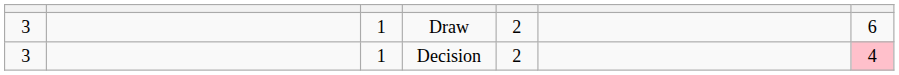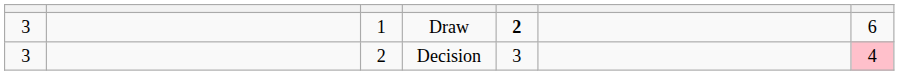(517, 27) normal -> (517, 27) bold
(381, 55) 1 -> (381, 55) 2
(517, 55) 2 -> (517, 55) 3
